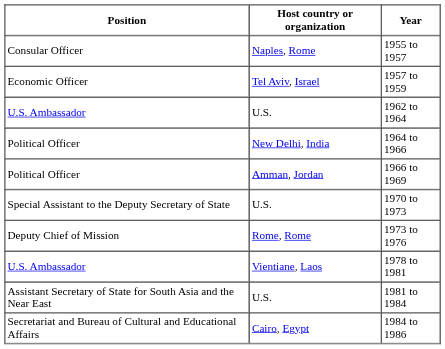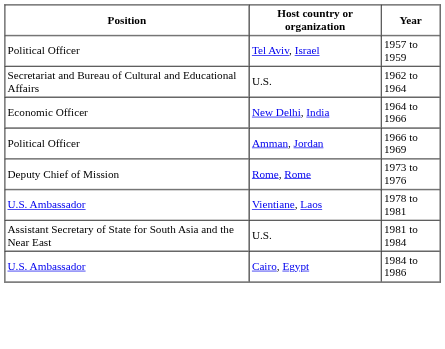- row: (401, 51)
(48, 81) Economic Officer -> (44, 51) Political Officer
(47, 112) U.S. Ambassador -> (122, 81) Secretariat and Bureau of Cultural and Educational Affairs
(44, 143) Political Officer -> (48, 112) Economic Officer
- row: (401, 205)
(122, 328) Secretariat and Bureau of Cultural and Educational Affairs -> (47, 266) U.S. Ambassador
